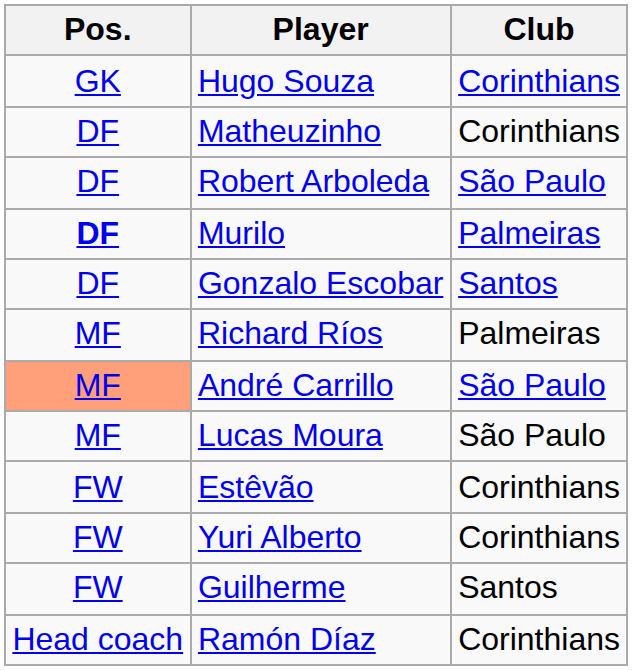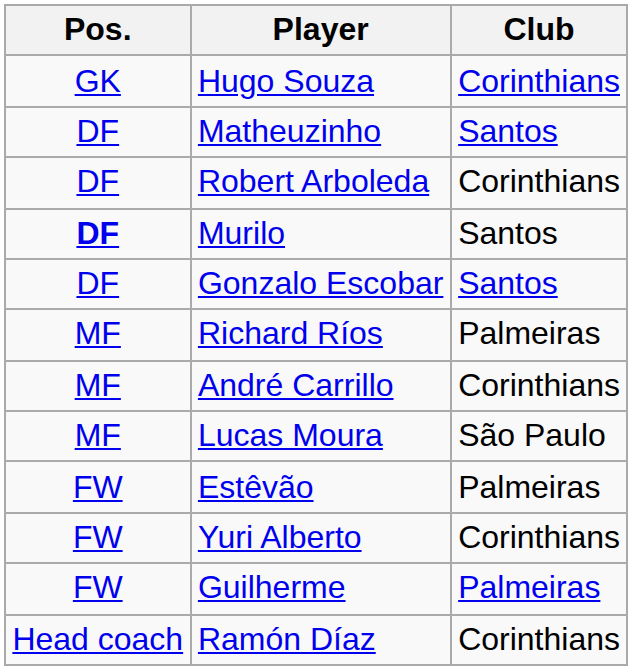(539, 131) Corinthians -> (508, 131) Santos
(532, 182) São Paulo -> (539, 182) Corinthians
(529, 232) Palmeiras -> (508, 232) Santos
(98, 385) lightsalmon background -> (98, 385) no background
(532, 385) São Paulo -> (539, 385) Corinthians
(539, 486) Corinthians -> (529, 486) Palmeiras
(508, 588) Santos -> (529, 588) Palmeiras
